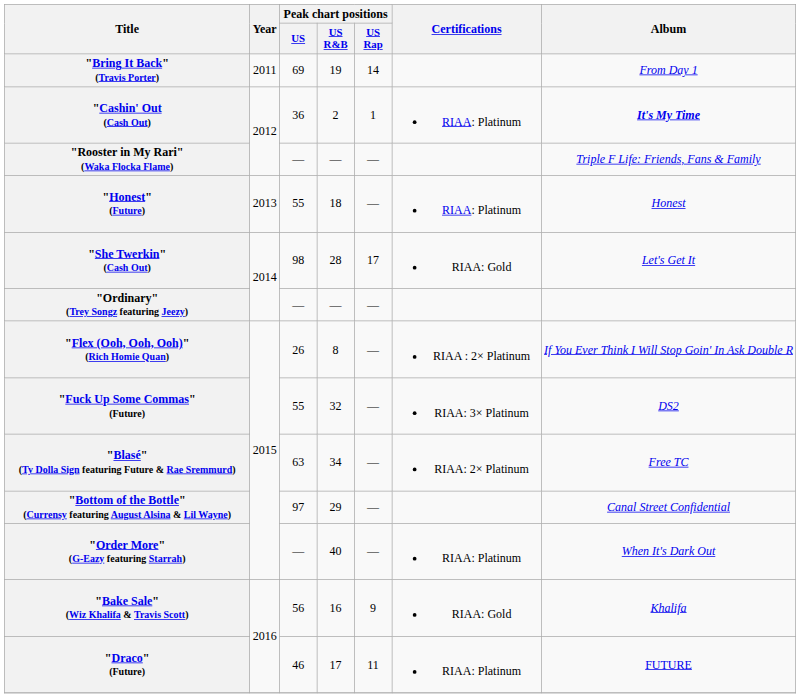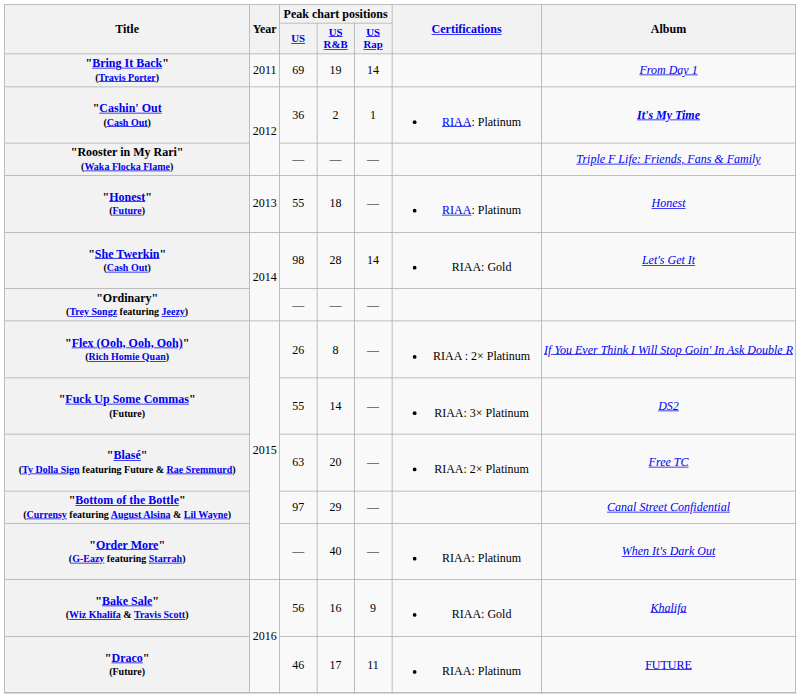(373, 260) 17 -> (373, 260) 14
(336, 406) 32 -> (336, 406) 14
(336, 462) 34 -> (336, 462) 20
